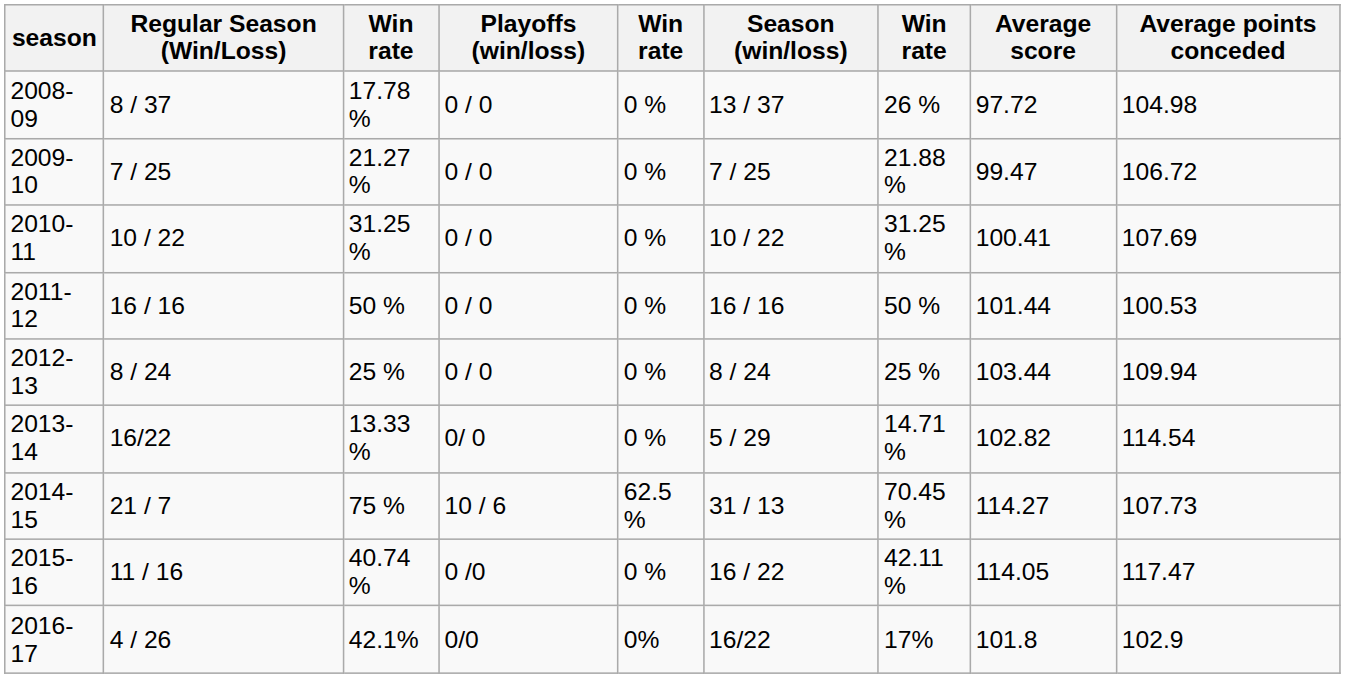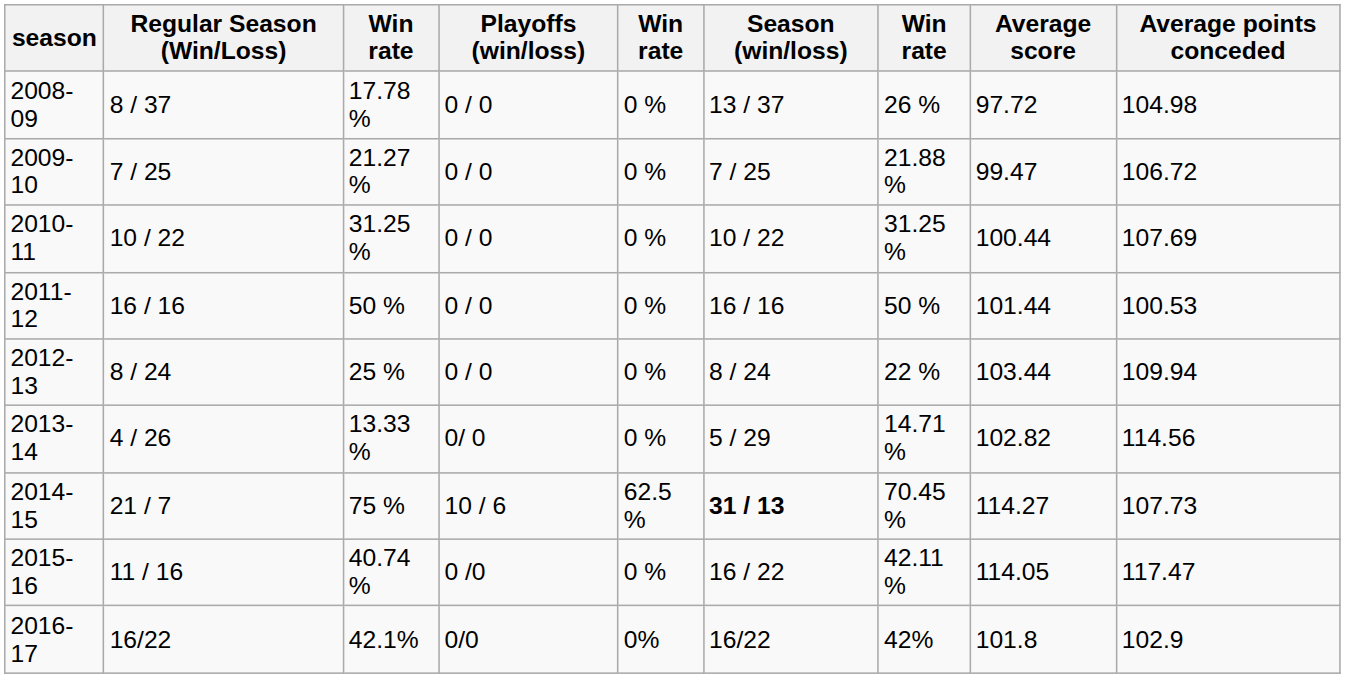(1013, 238) 100.41 -> (1013, 238) 100.44
(912, 371) 25 % -> (912, 371) 22 %
(140, 438) 16/22 -> (140, 438) 4 / 26
(1159, 438) 114.54 -> (1159, 438) 114.56
(747, 505) normal -> (747, 505) bold
(140, 639) 4 / 26 -> (140, 639) 16/22
(909, 639) 17% -> (909, 639) 42%
